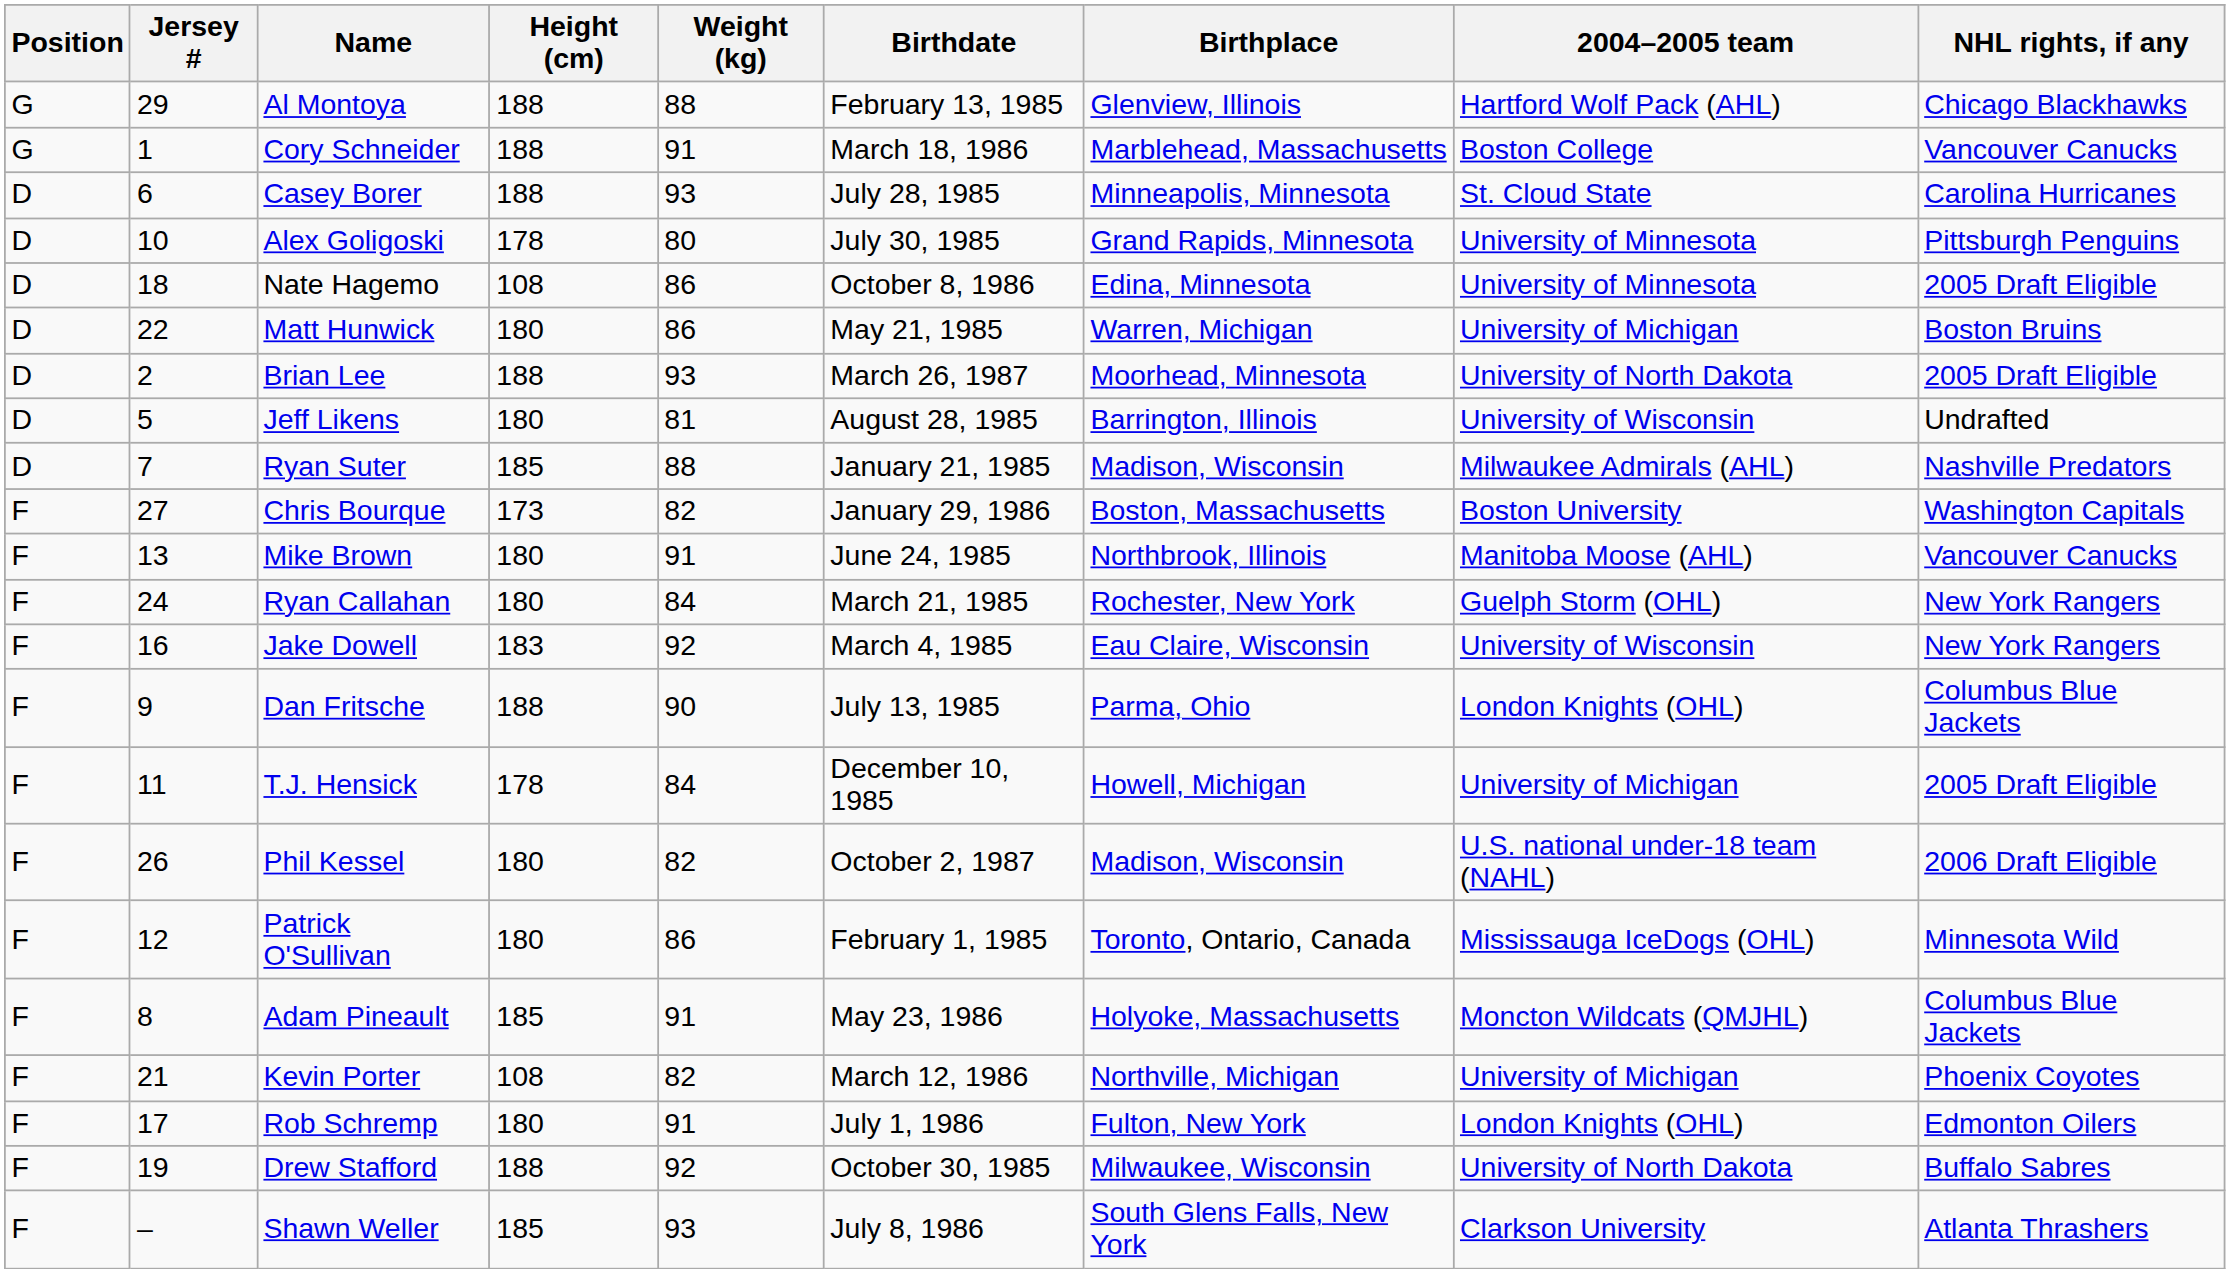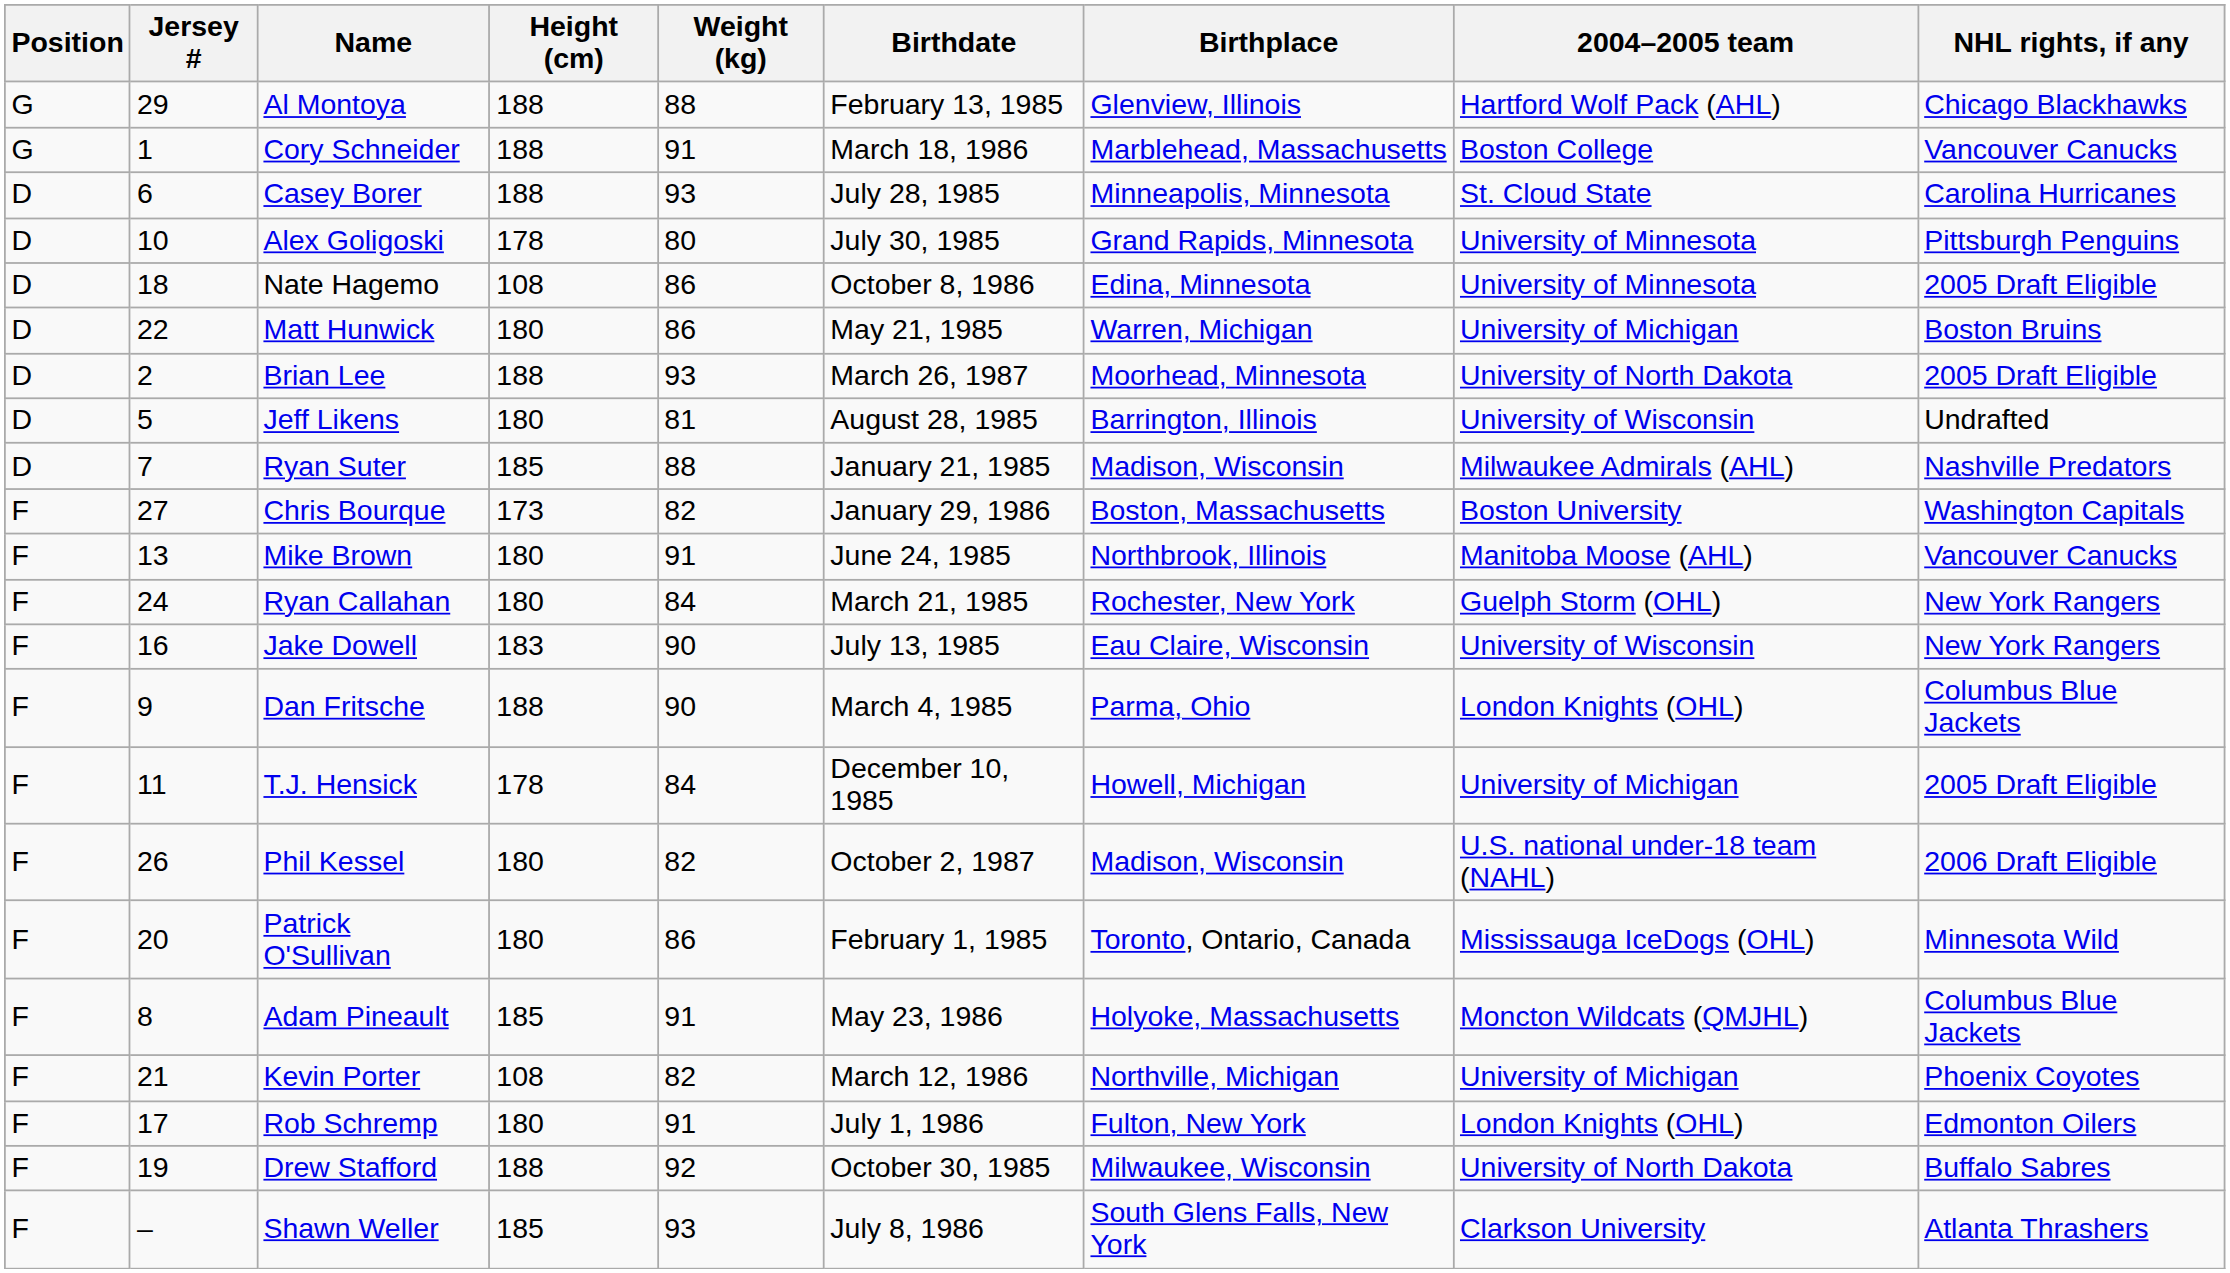(680, 646) 92 -> (680, 646) 90
(921, 646) March 4, 1985 -> (915, 646) July 13, 1985
(915, 707) July 13, 1985 -> (921, 707) March 4, 1985
(153, 939) 12 -> (153, 939) 20
